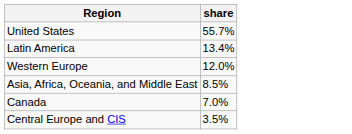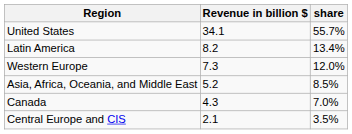+ column: (255, 13)
